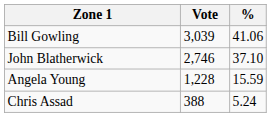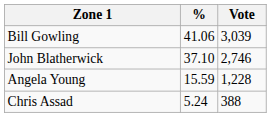columns swapped: (205, 15) <-> (248, 15)
